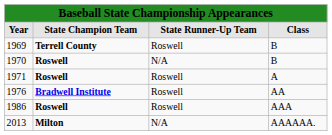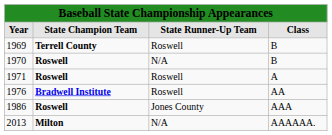(167, 107) Roswell -> (177, 107) Jones County
